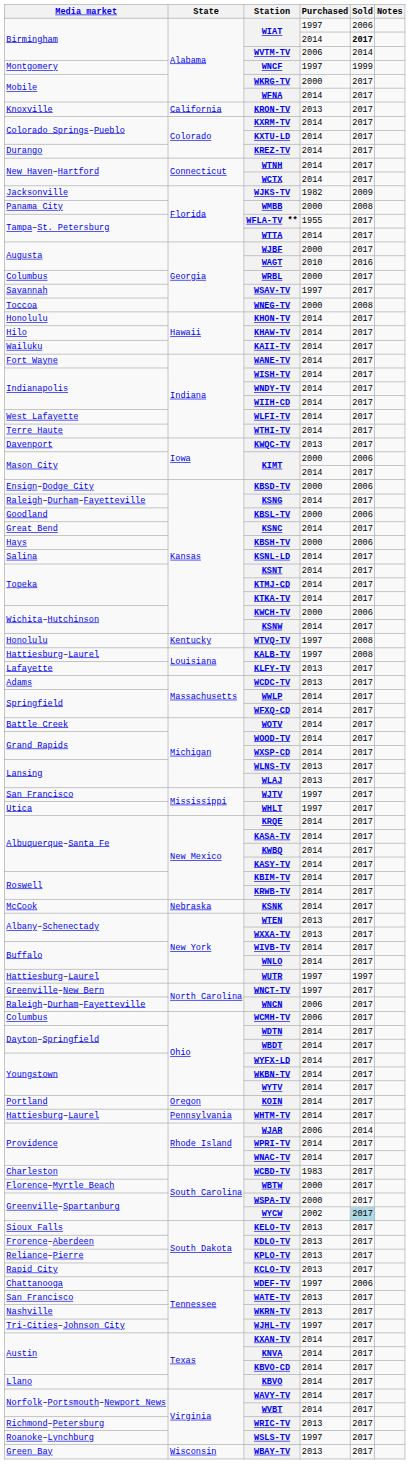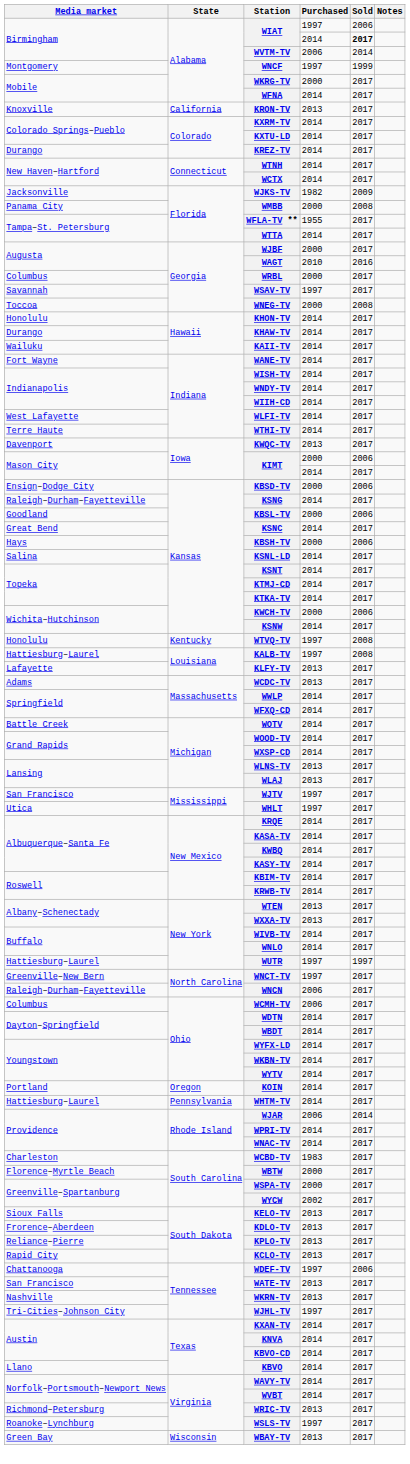(17, 333) Hilo -> (24, 333) Durango
- row: (272, 906)
(363, 1214) lightblue background -> (363, 1200) no background
